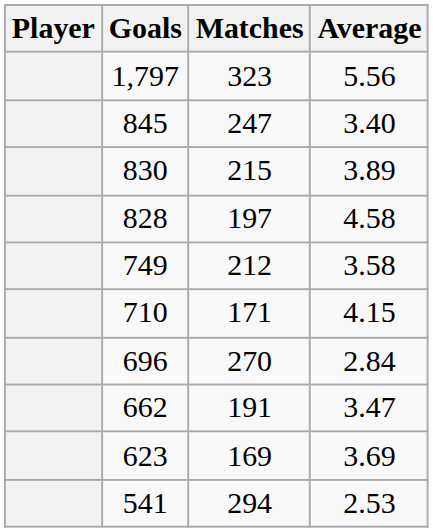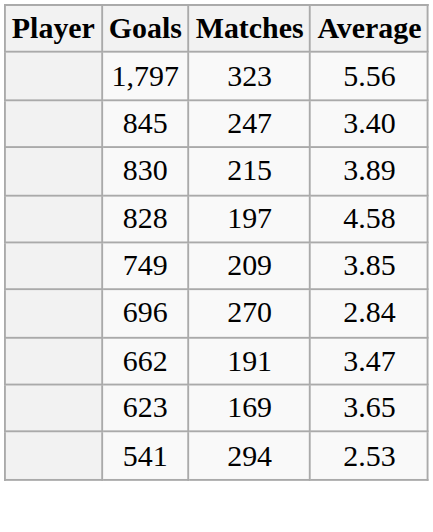(250, 265) 212 -> (250, 265) 209
(369, 265) 3.58 -> (369, 265) 3.85
- row: (145, 312)
(369, 455) 3.69 -> (369, 407) 3.65
